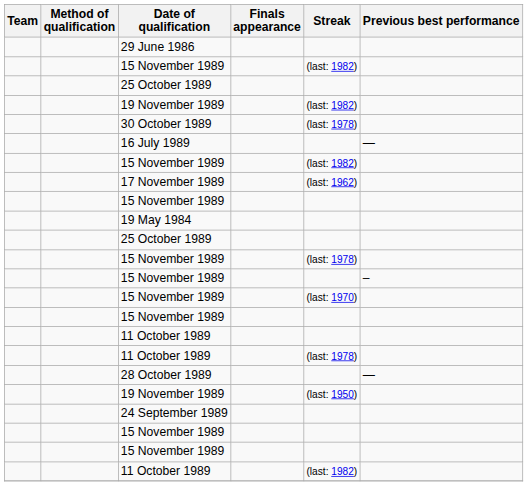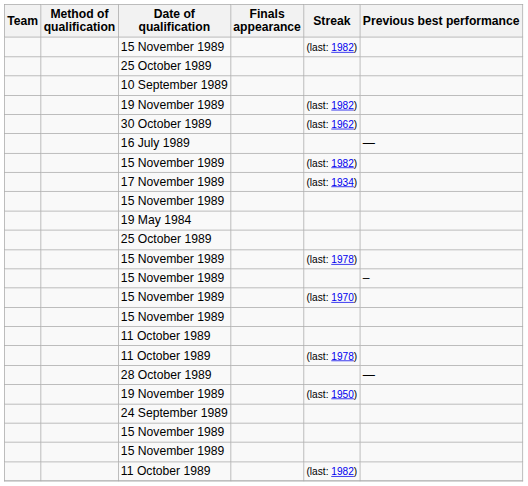- row: (23, 47)
+ row: (23, 86)
(332, 125) (last: 1978) -> (332, 125) (last: 1962)
(332, 182) (last: 1962) -> (332, 182) (last: 1934)
